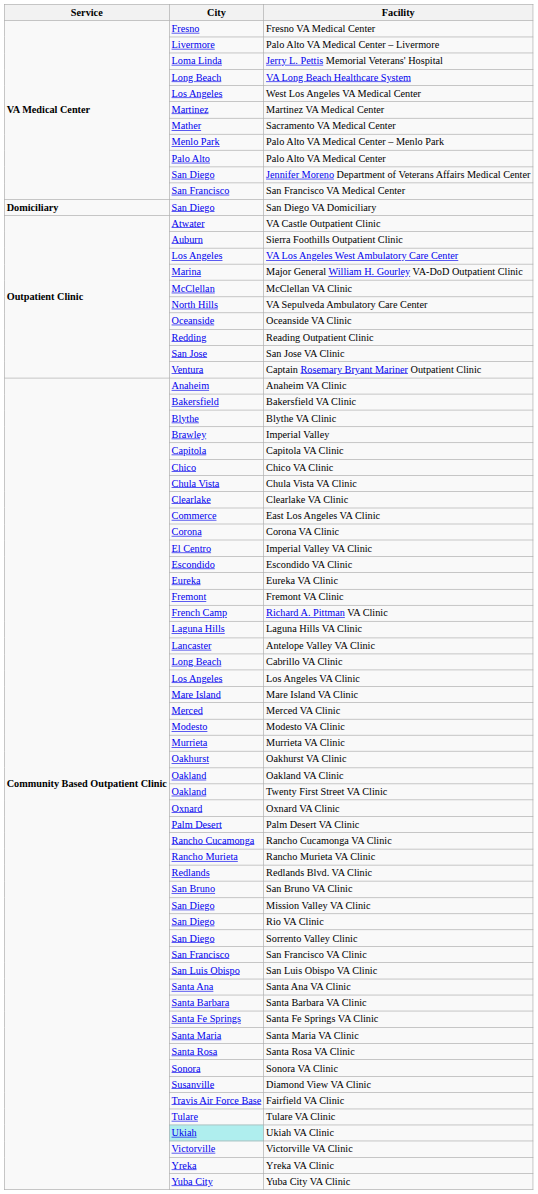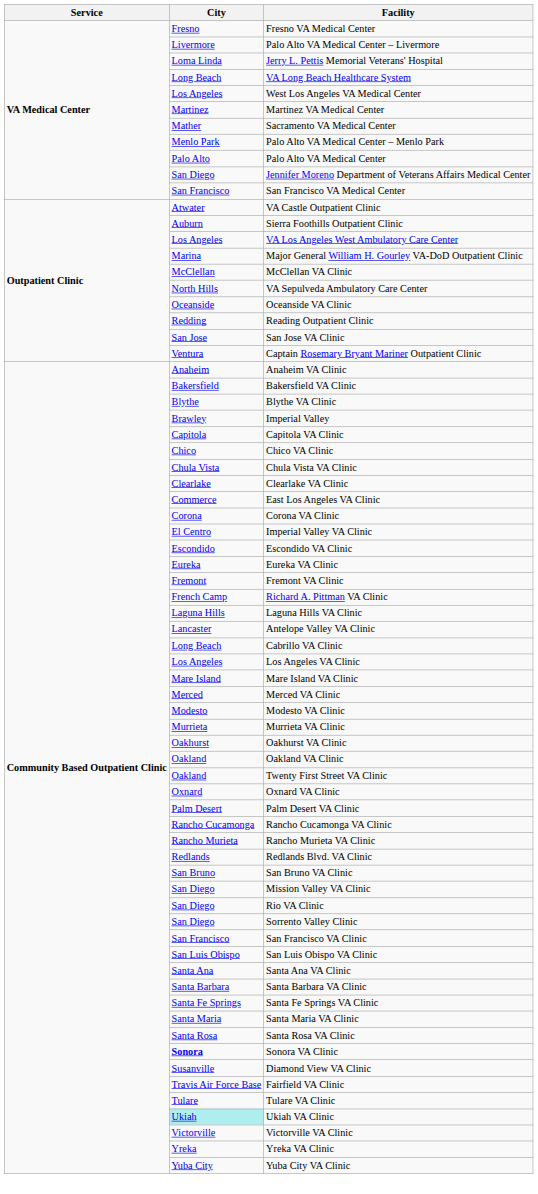- row: (321, 207)
(186, 1068) normal -> (187, 1051) bold
